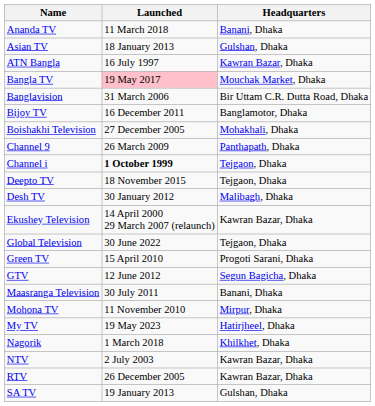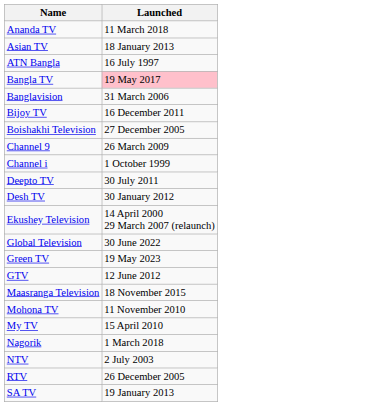- column: (294, 12)
(138, 163) bold -> (137, 163) normal
(145, 180) 18 November 2015 -> (131, 180) 30 July 2011
(134, 259) 15 April 2010 -> (132, 259) 19 May 2023
(131, 292) 30 July 2011 -> (145, 292) 18 November 2015
(132, 326) 19 May 2023 -> (134, 326) 15 April 2010
